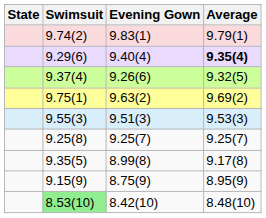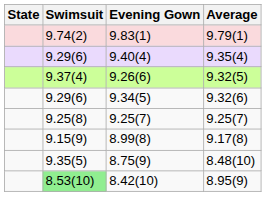(227, 56) bold -> (227, 56) normal
- row: (130, 98)
- row: (130, 118)
+ row: (130, 98)
(66, 160) 9.35(5) -> (66, 139) 9.15(9)
(66, 181) 9.15(9) -> (66, 160) 9.35(5)
(227, 181) 8.95(9) -> (231, 160) 8.48(10)
(231, 202) 8.48(10) -> (227, 181) 8.95(9)
